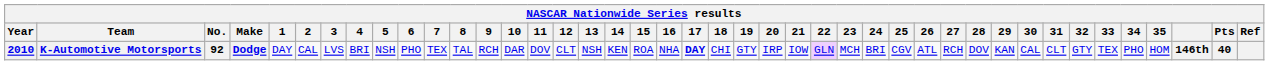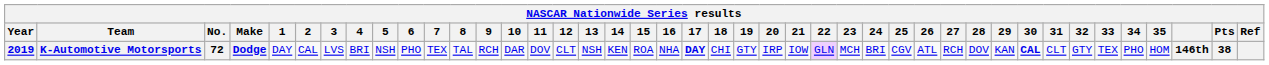(21, 50) 2010 -> (21, 50) 2019
(217, 50) 92 -> (217, 50) 72
(1030, 50) normal -> (1030, 50) bold
(1225, 50) 40 -> (1225, 50) 38
